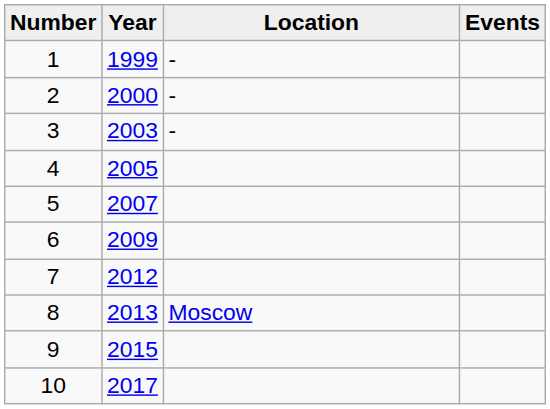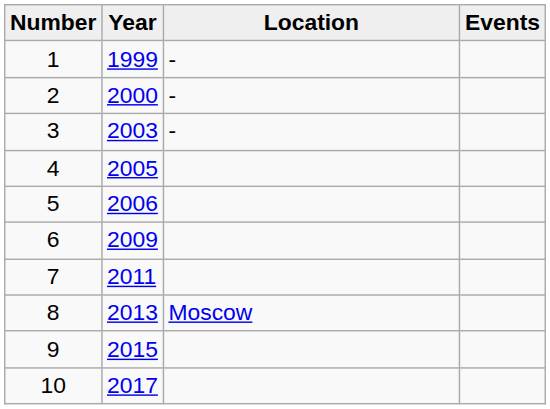(132, 204) 2007 -> (132, 204) 2006
(132, 276) 2012 -> (132, 276) 2011
